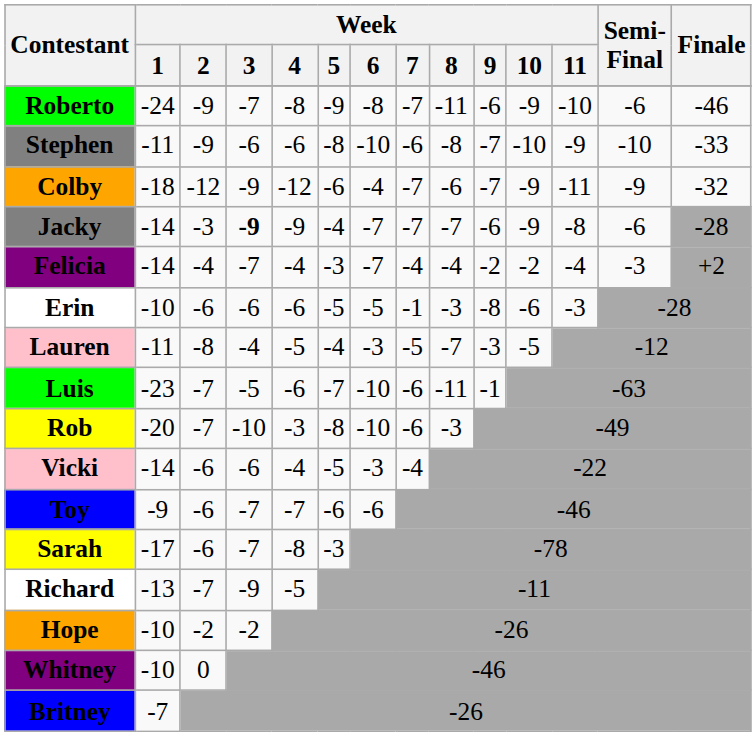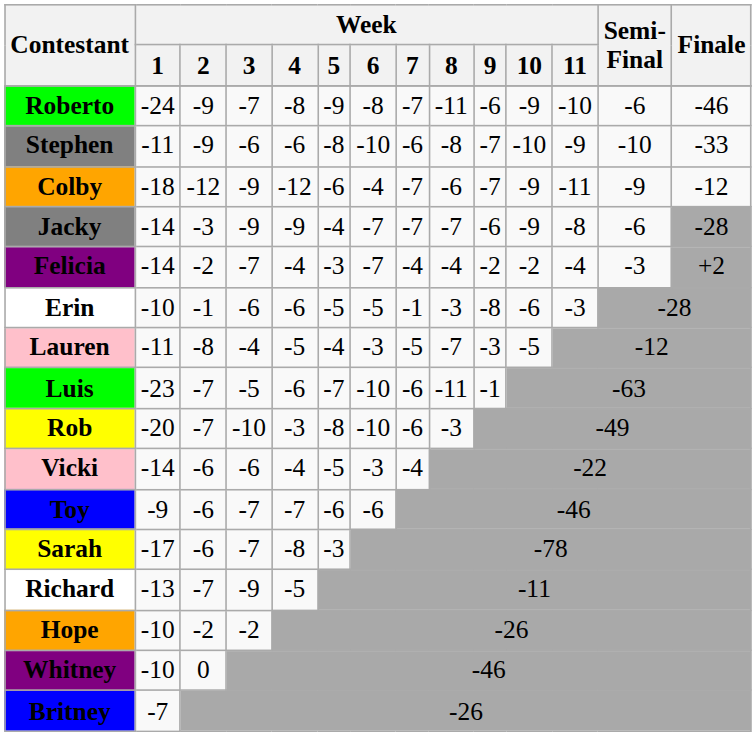(712, 186) -32 -> (712, 186) -12
(249, 226) bold -> (249, 226) normal
(203, 266) -4 -> (203, 266) -2
(203, 307) -6 -> (203, 307) -1
